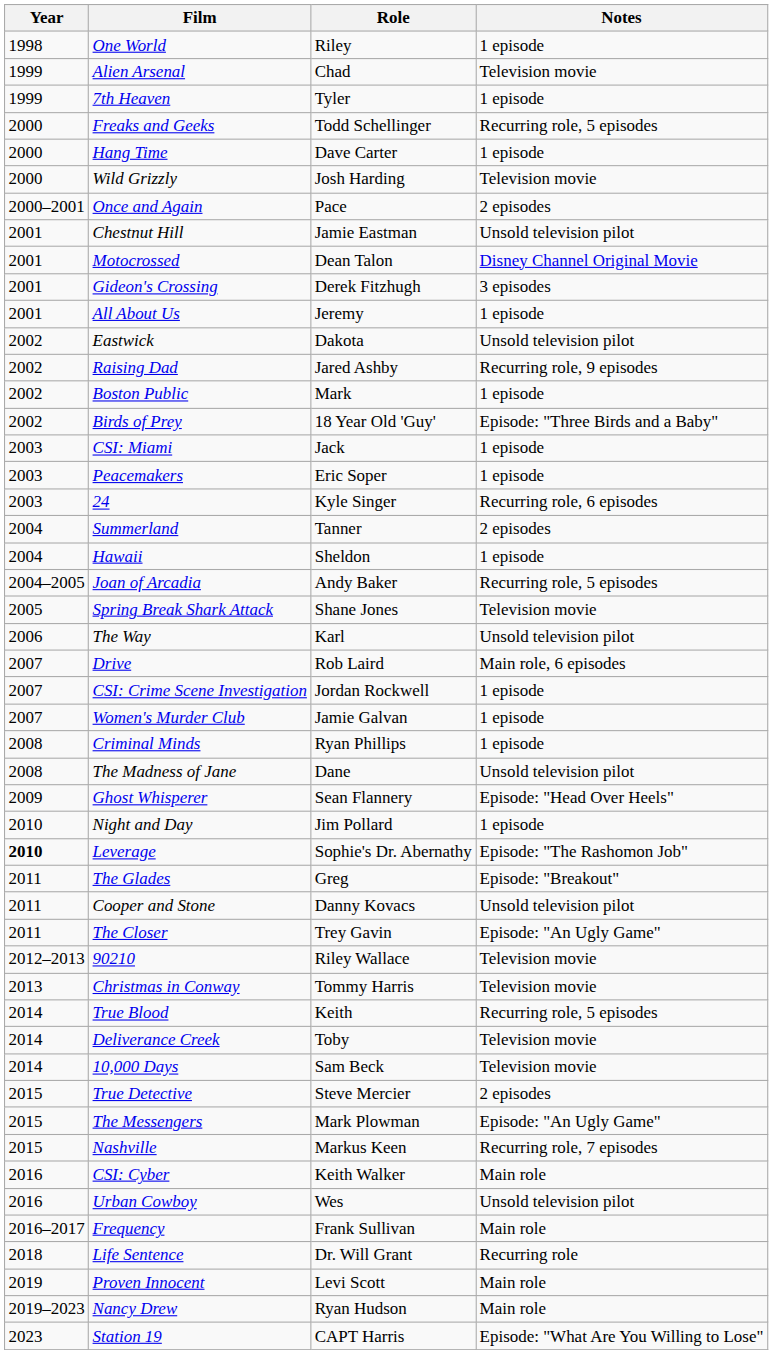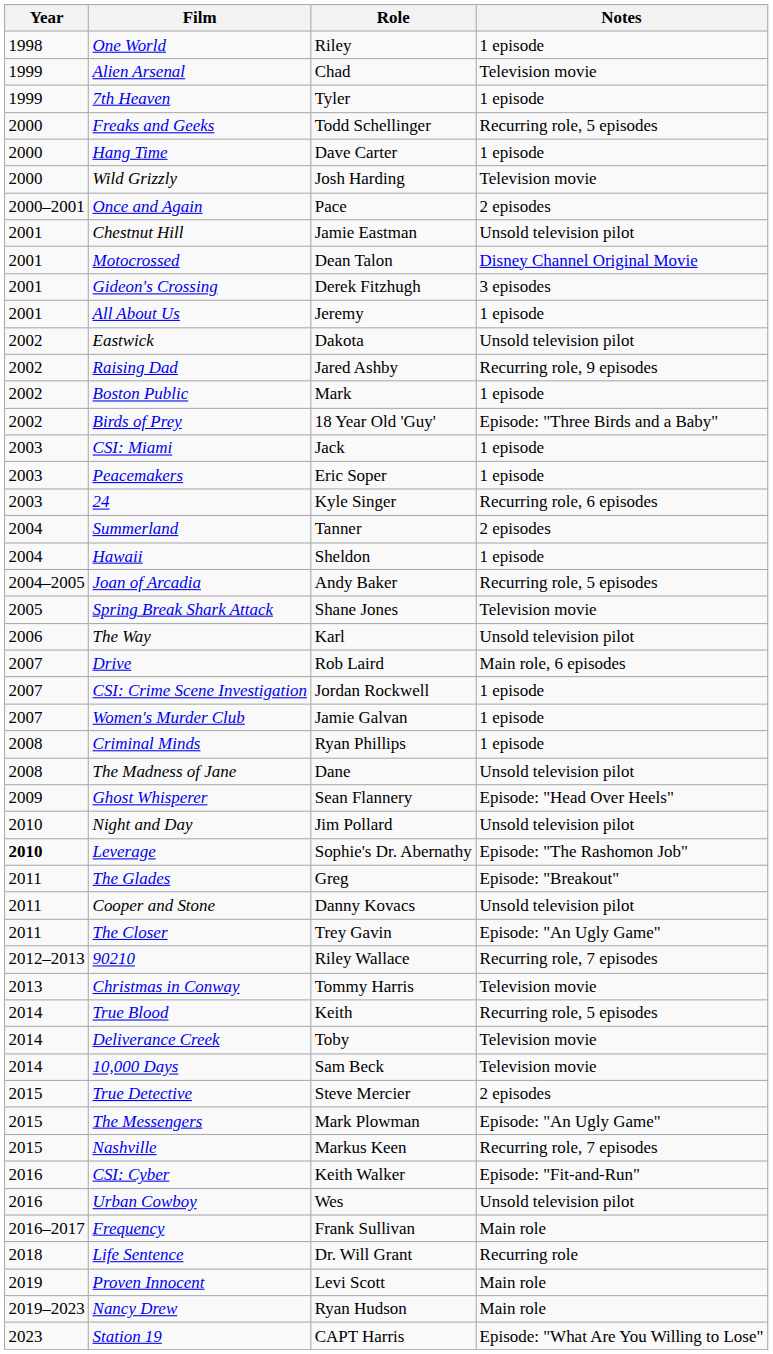(512, 824) 1 episode -> (557, 824) Unsold television pilot
(538, 959) Television movie -> (569, 959) Recurring role, 7 episodes
(513, 1174) Main role -> (560, 1174) Episode: "Fit-and-Run"
